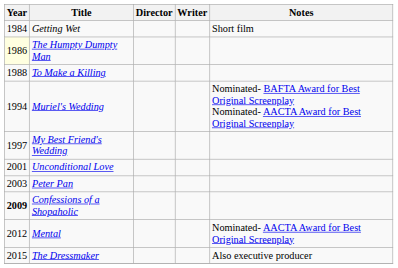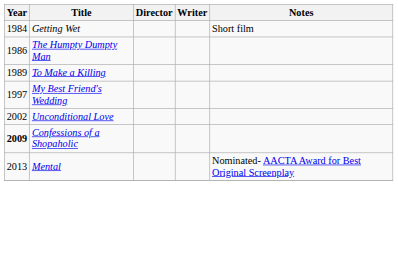(17, 50) lightyellow background -> (17, 50) no background
(17, 72) 1988 -> (17, 72) 1989
- row: (68, 106)
(17, 167) 2001 -> (17, 116) 2002
- row: (52, 183)
(17, 233) 2012 -> (17, 166) 2013
- row: (65, 255)
